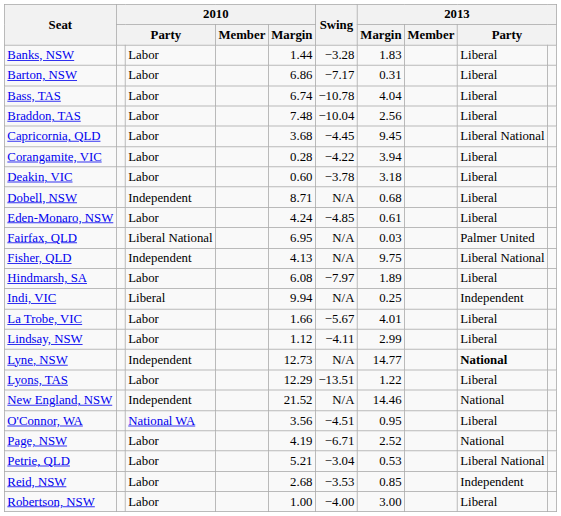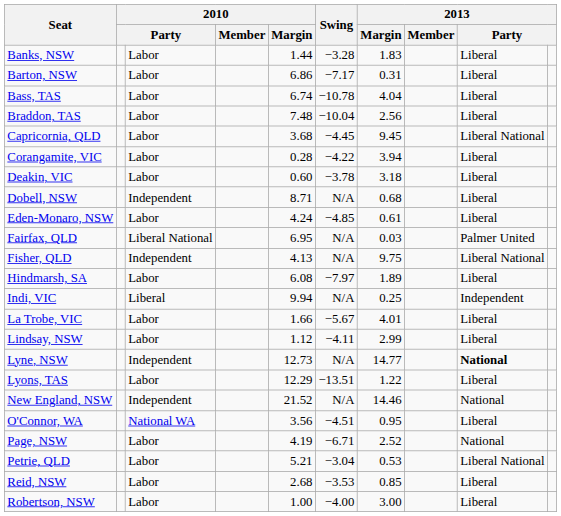(492, 481) Independent -> (479, 481) Liberal
